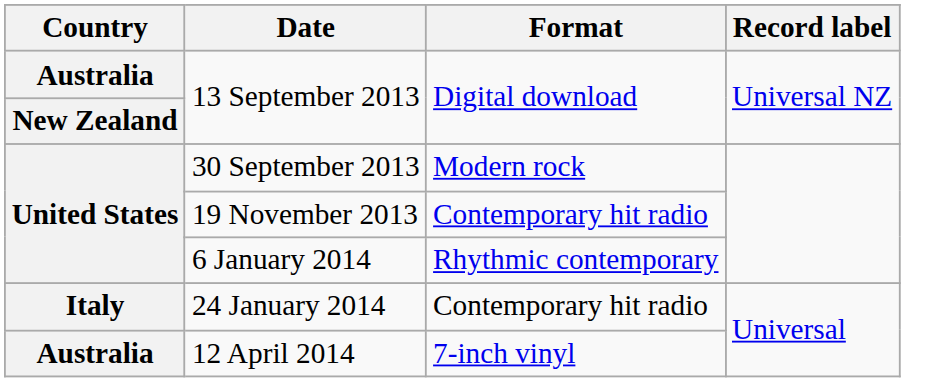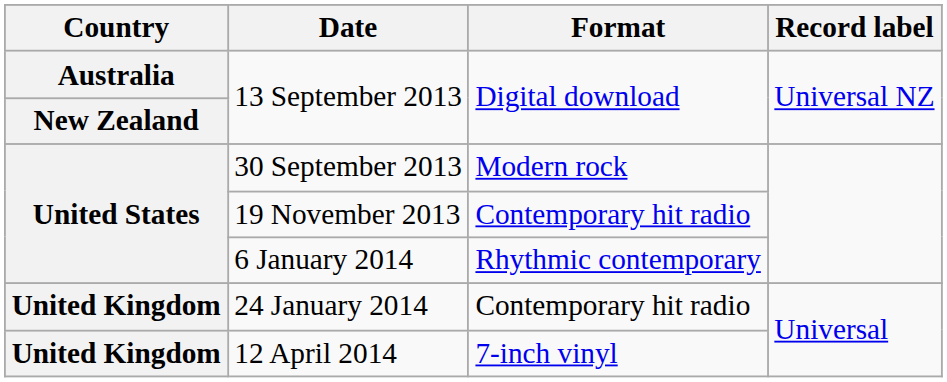(95, 306) Italy -> (116, 306) United Kingdom
(95, 352) Australia -> (116, 352) United Kingdom
